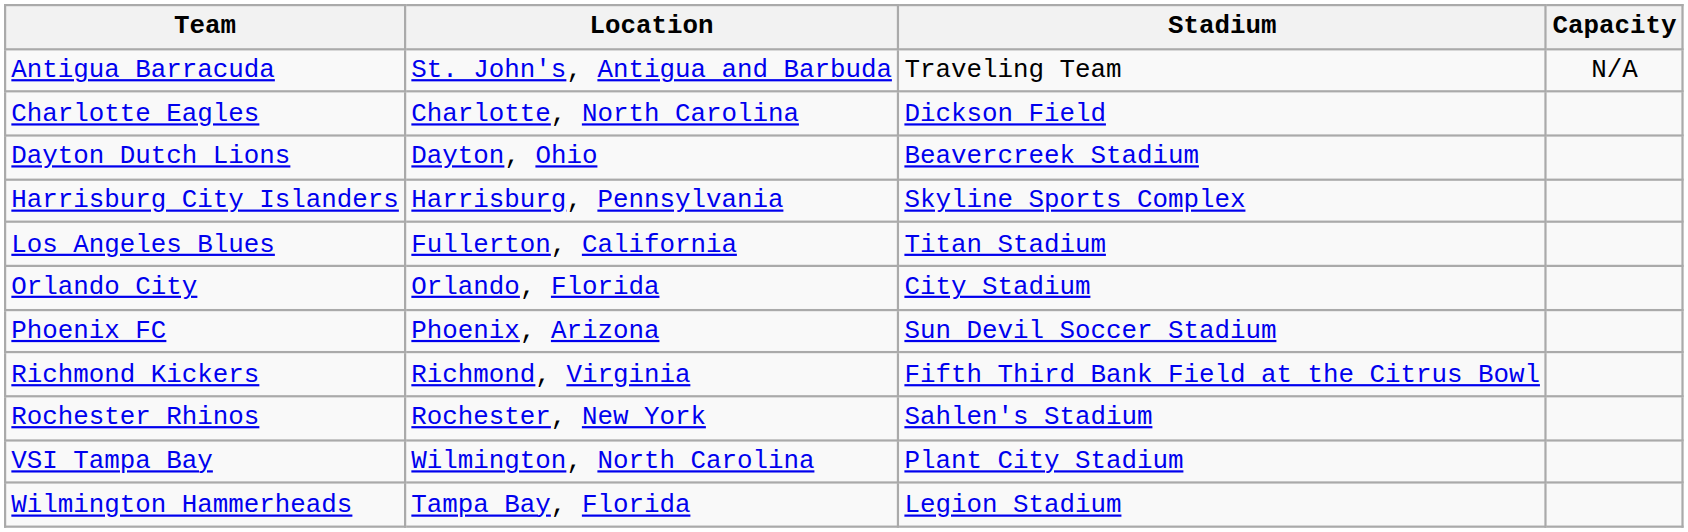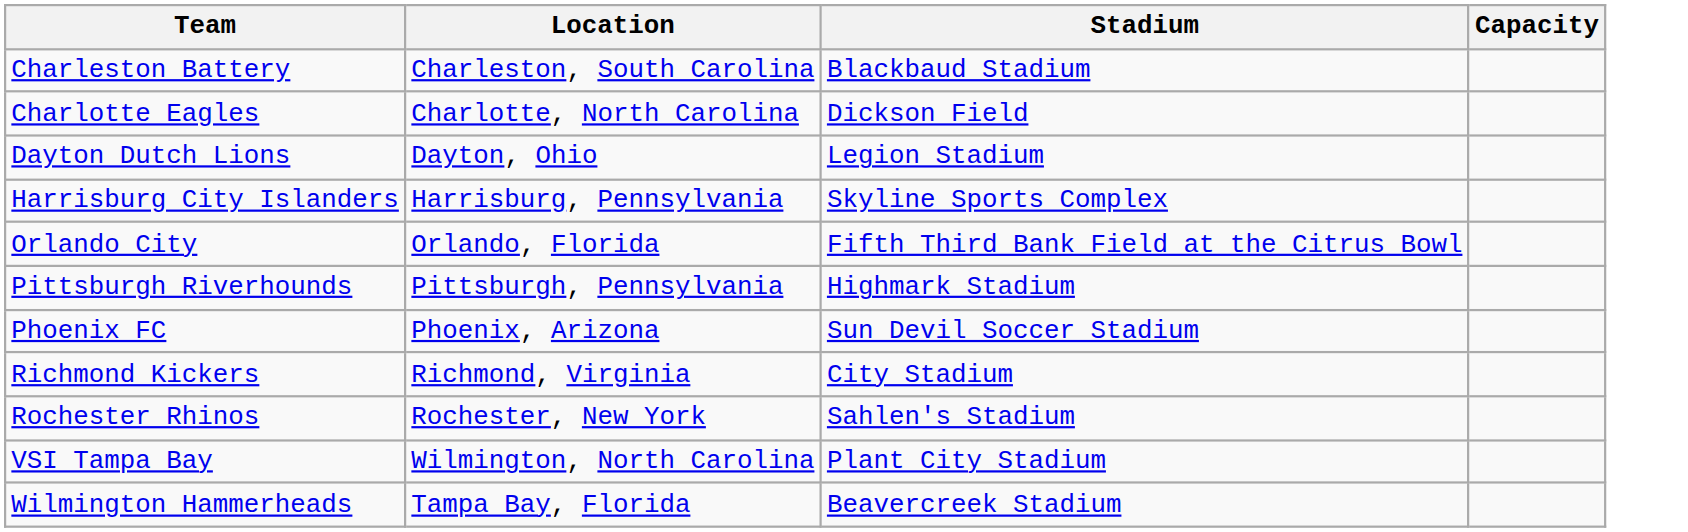- row: (143, 70)
+ row: (151, 70)
(1052, 157) Beavercreek Stadium -> (935, 157) Legion Stadium
- row: (143, 244)
(997, 287) City Stadium -> (1145, 244) Fifth Third Bank Field at the Citrus Bowl
+ row: (182, 287)
(1222, 374) Fifth Third Bank Field at the Citrus Bowl -> (920, 374) City Stadium
(1013, 504) Legion Stadium -> (974, 504) Beavercreek Stadium
